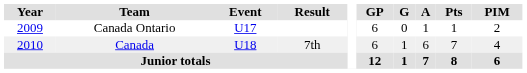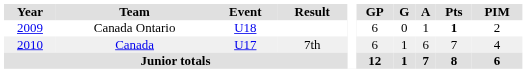(245, 28) U17 -> (245, 28) U18
(454, 28) normal -> (454, 28) bold
(245, 44) U18 -> (245, 44) U17
